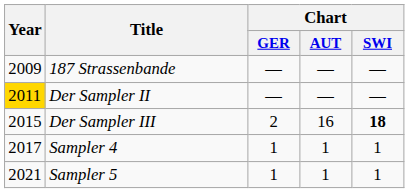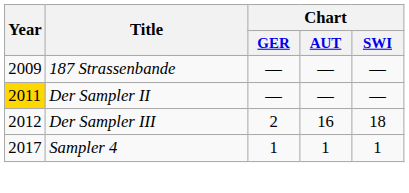(25, 121) 2015 -> (25, 121) 2012
(377, 121) bold -> (377, 121) normal
- row: (83, 174)
